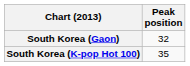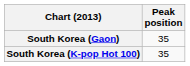(163, 38) 32 -> (163, 38) 35
